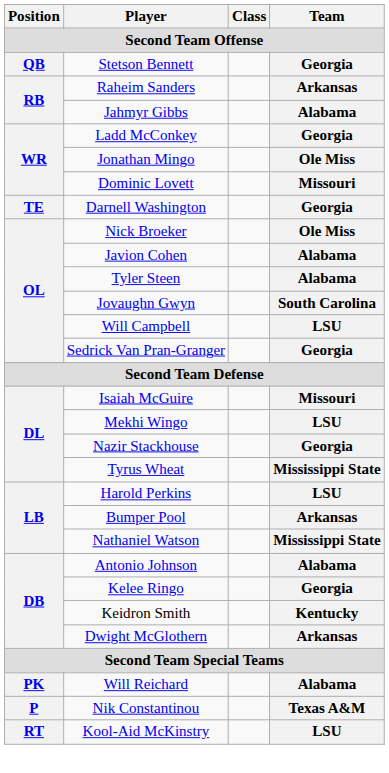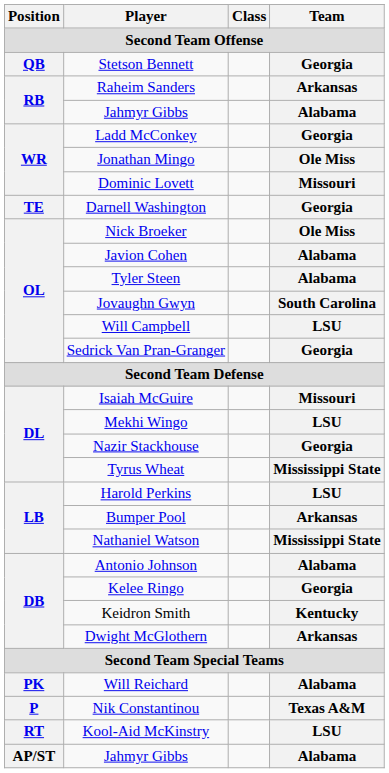+ row: (34, 755)
